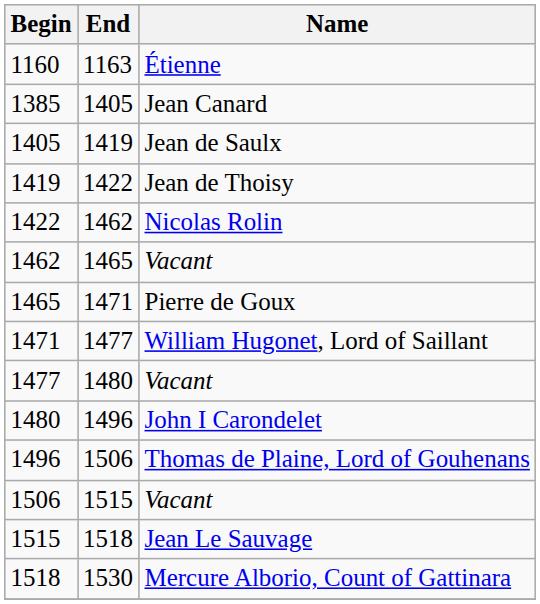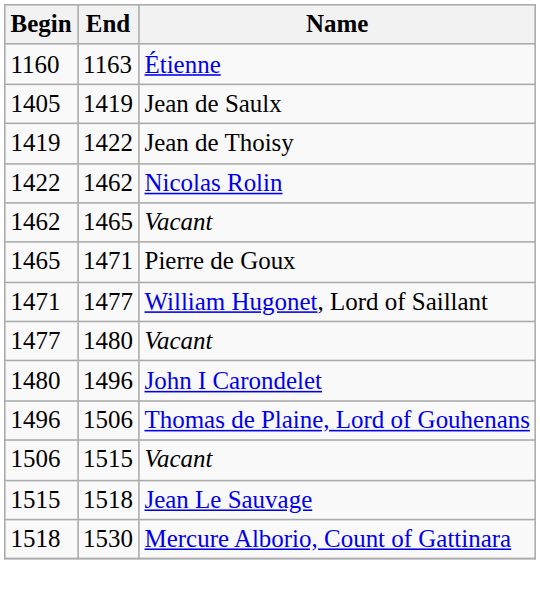- row: (35, 103)
